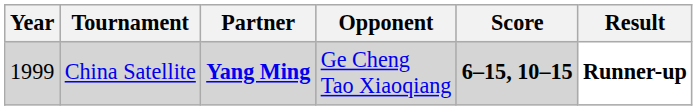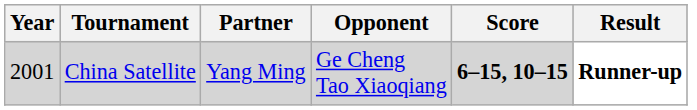(32, 72) 1999 -> (32, 72) 2001
(258, 72) bold -> (256, 72) normal
